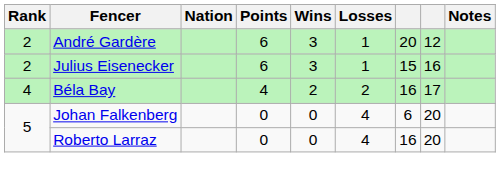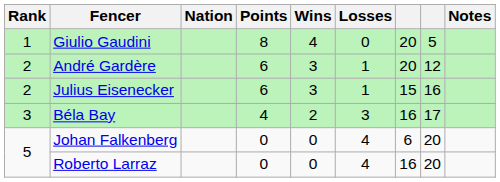+ row: (102, 41)
(27, 90) 4 -> (27, 115) 3
(365, 90) 2 -> (365, 115) 3
